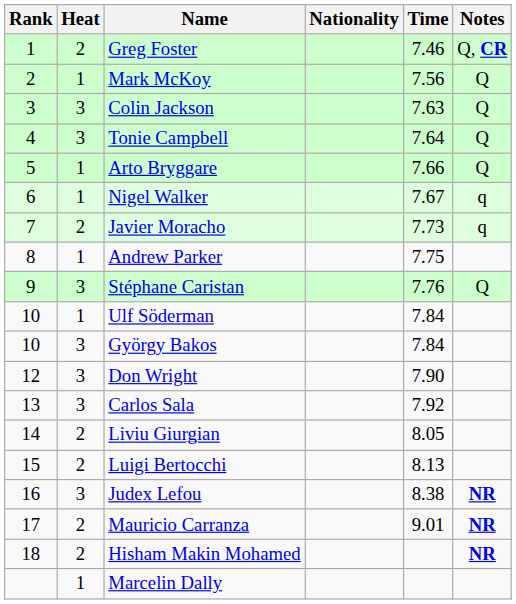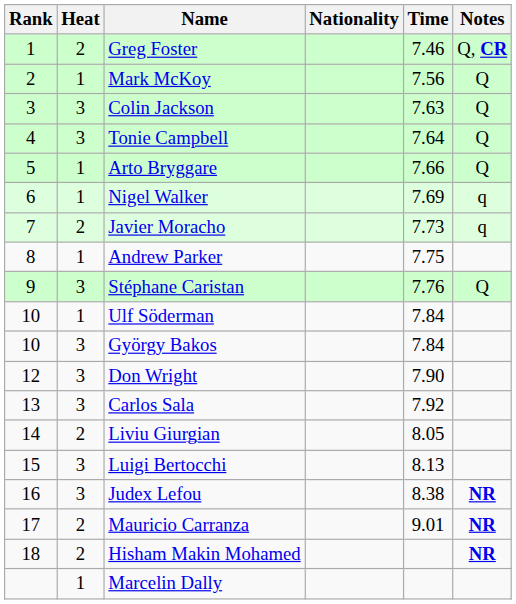(428, 197) 7.67 -> (428, 197) 7.69
(80, 464) 2 -> (80, 464) 3
